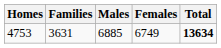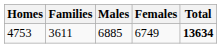(61, 33) 3631 -> (61, 33) 3611
